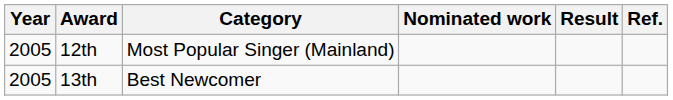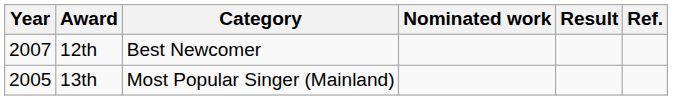(30, 49) 2005 -> (30, 49) 2007
(261, 49) Most Popular Singer (Mainland) -> (194, 49) Best Newcomer
(194, 79) Best Newcomer -> (261, 79) Most Popular Singer (Mainland)
